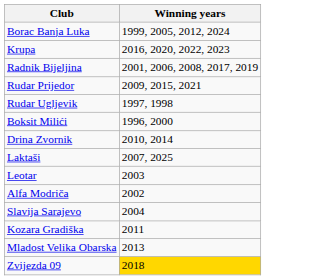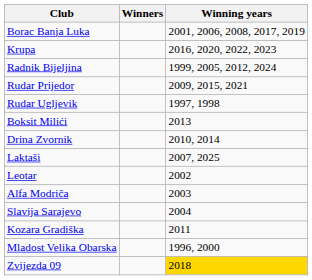+ column: (143, 13)
(176, 31) 1999, 2005, 2012, 2024 -> (237, 31) 2001, 2006, 2008, 2017, 2019
(190, 67) 2001, 2006, 2008, 2017, 2019 -> (222, 67) 1999, 2005, 2012, 2024
(147, 121) 1996, 2000 -> (180, 121) 2013
(133, 175) 2003 -> (180, 175) 2002
(133, 193) 2002 -> (180, 193) 2003
(133, 247) 2013 -> (194, 247) 1996, 2000
